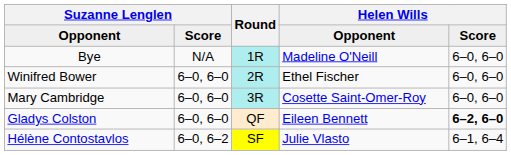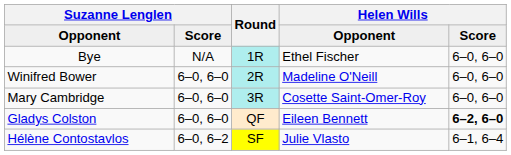(330, 56) Madeline O'Neill -> (320, 56) Ethel Fischer
(320, 77) Ethel Fischer -> (330, 77) Madeline O'Neill
